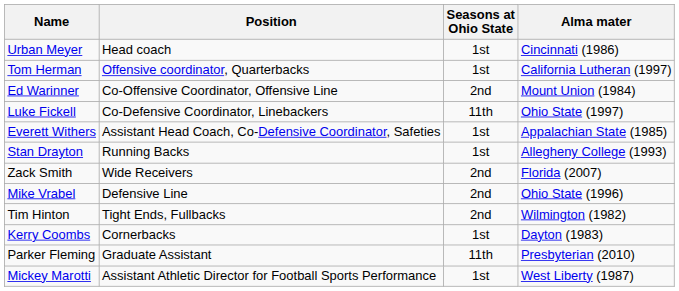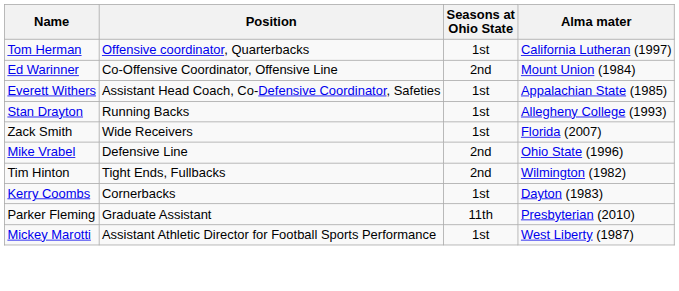- row: (45, 49)
- row: (42, 111)
(481, 173) 2nd -> (481, 132) 1st
